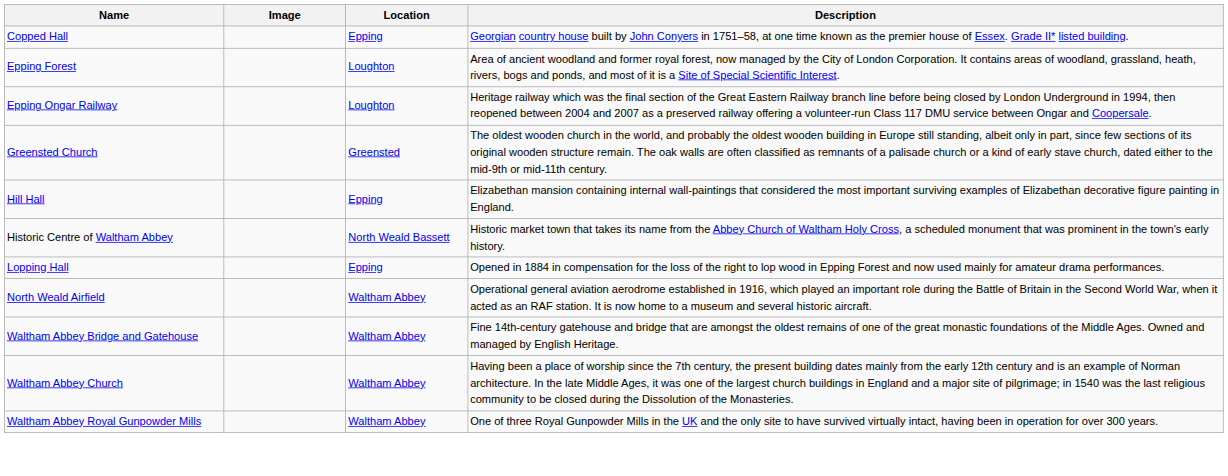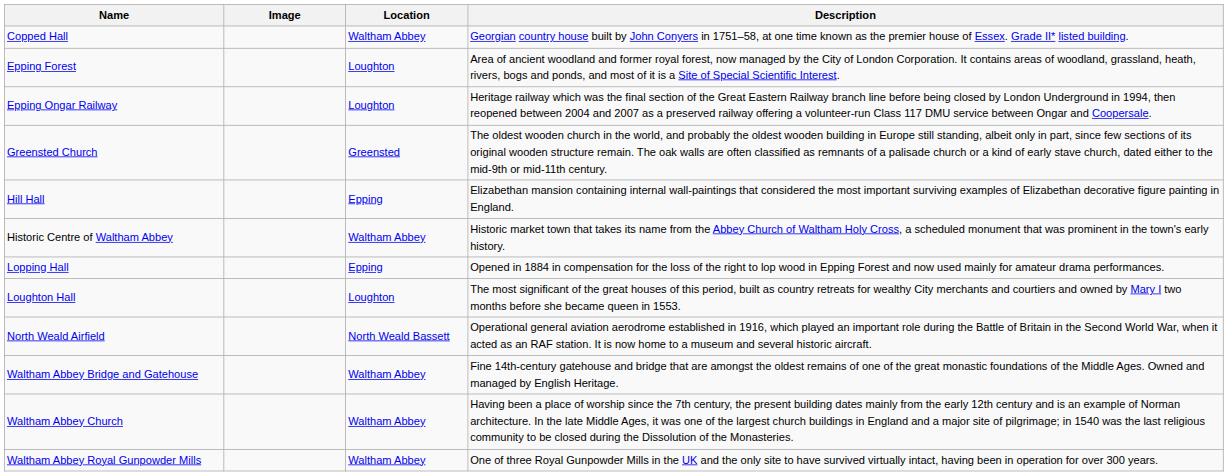(366, 37) Epping -> (387, 37) Waltham Abbey
(399, 237) North Weald Bassett -> (387, 237) Waltham Abbey
+ row: (41, 298)
(387, 298) Waltham Abbey -> (399, 336) North Weald Bassett
